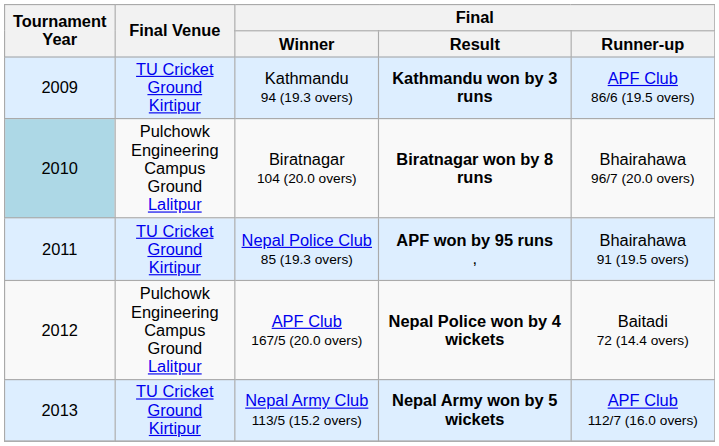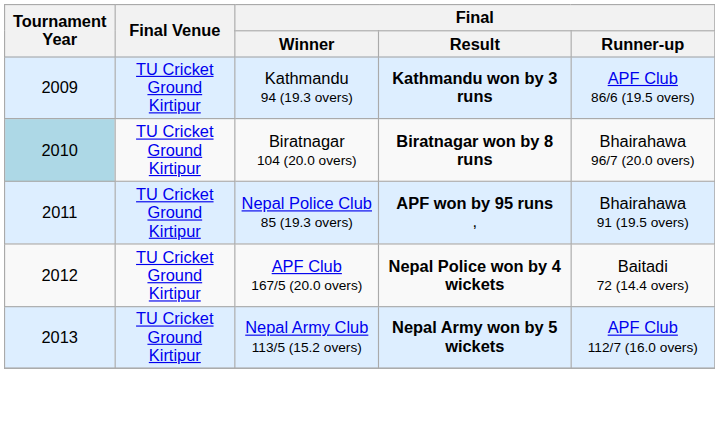(175, 169) Pulchowk Engineering Campus Ground Lalitpur -> (175, 150) TU Cricket Ground Kirtipur
(175, 330) Pulchowk Engineering Campus Ground Lalitpur -> (175, 275) TU Cricket Ground Kirtipur
